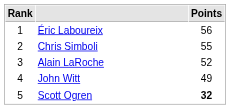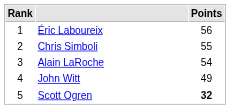(206, 63) 52 -> (206, 63) 54
